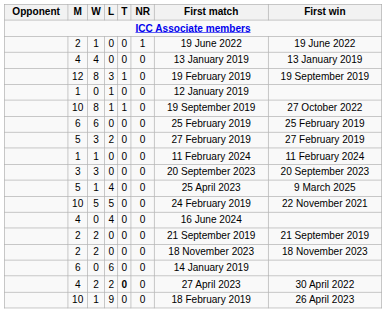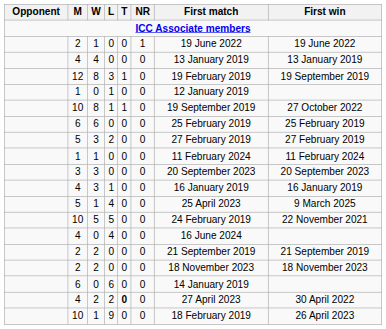+ row: (78, 188)
